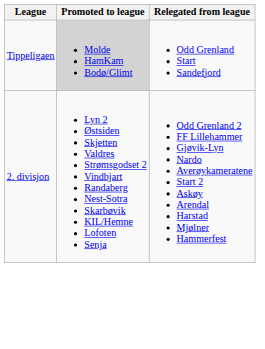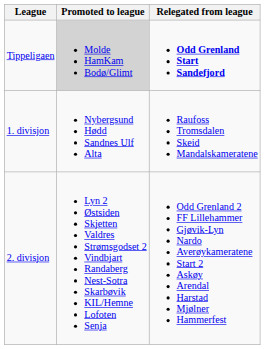(202, 61) normal -> (205, 61) bold
+ row: (28, 131)
